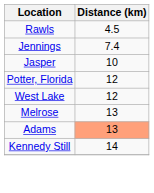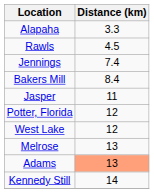+ row: (40, 29)
+ row: (40, 79)
(112, 63) 10 -> (112, 96) 11
